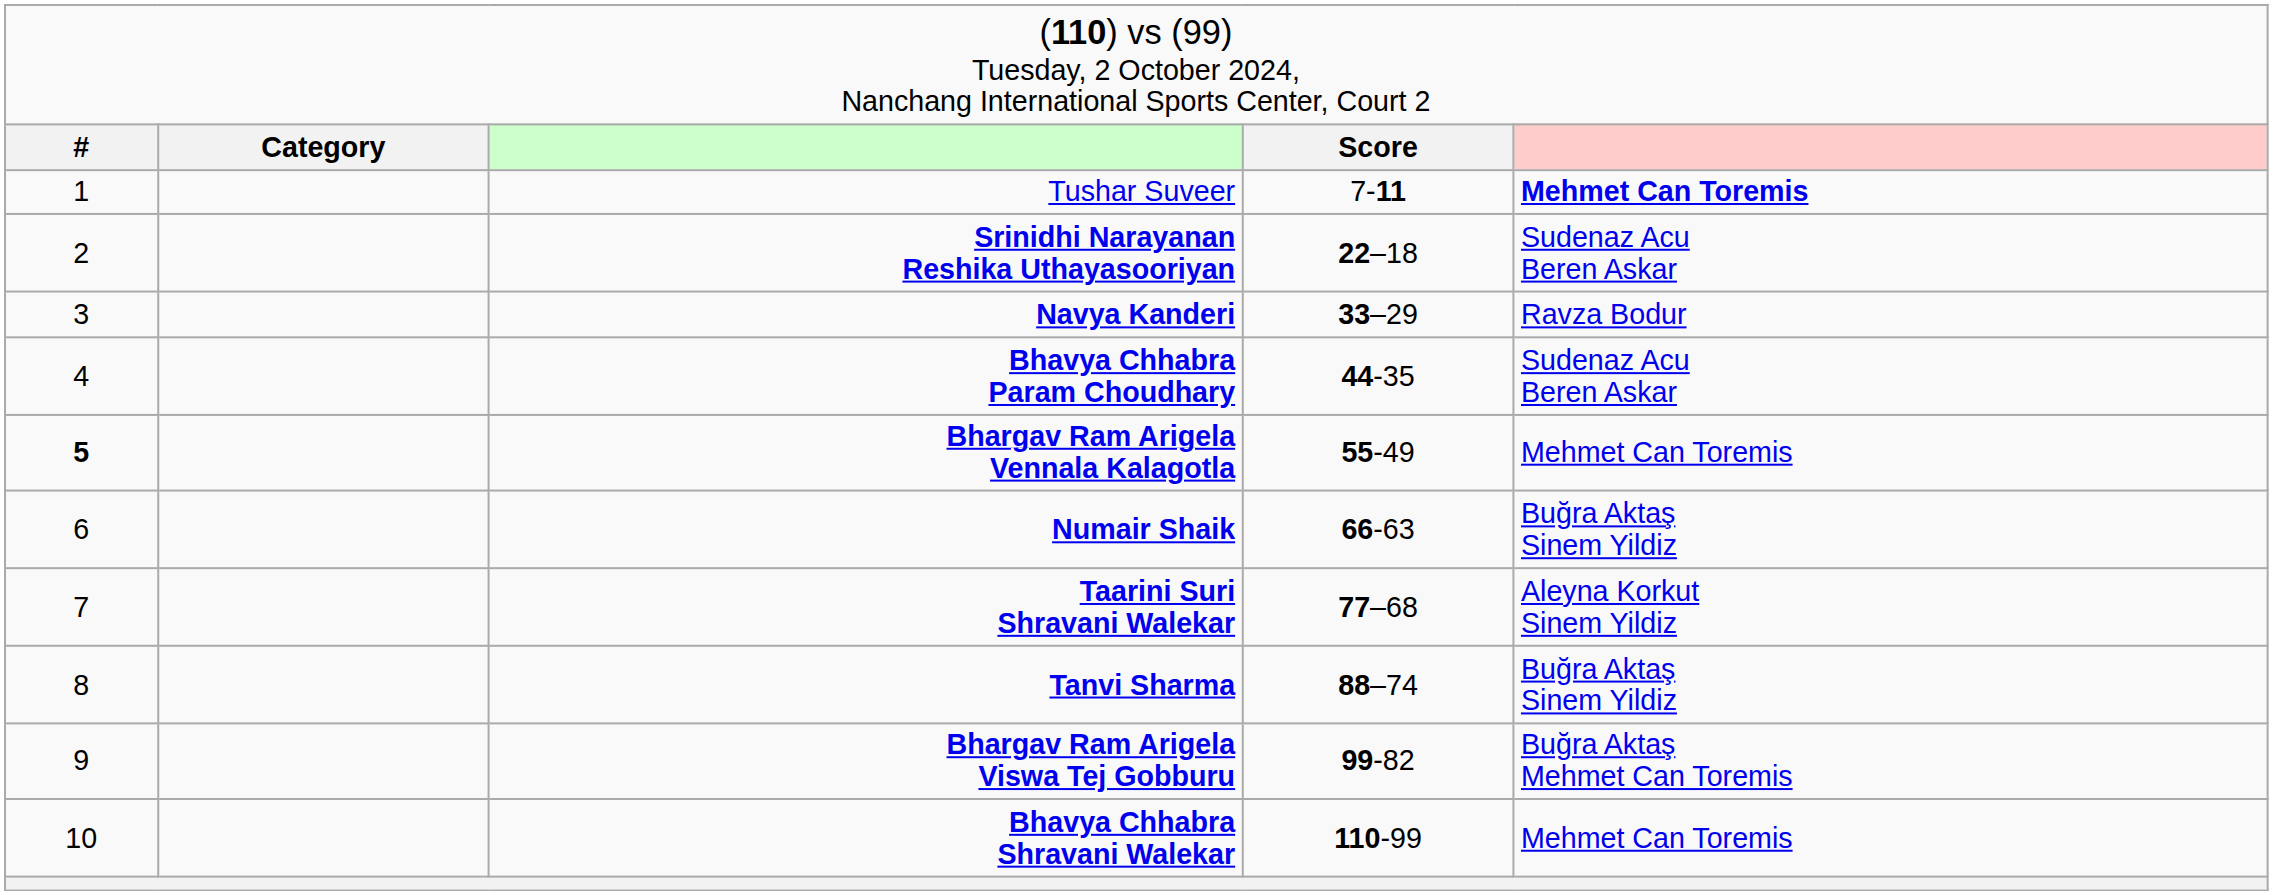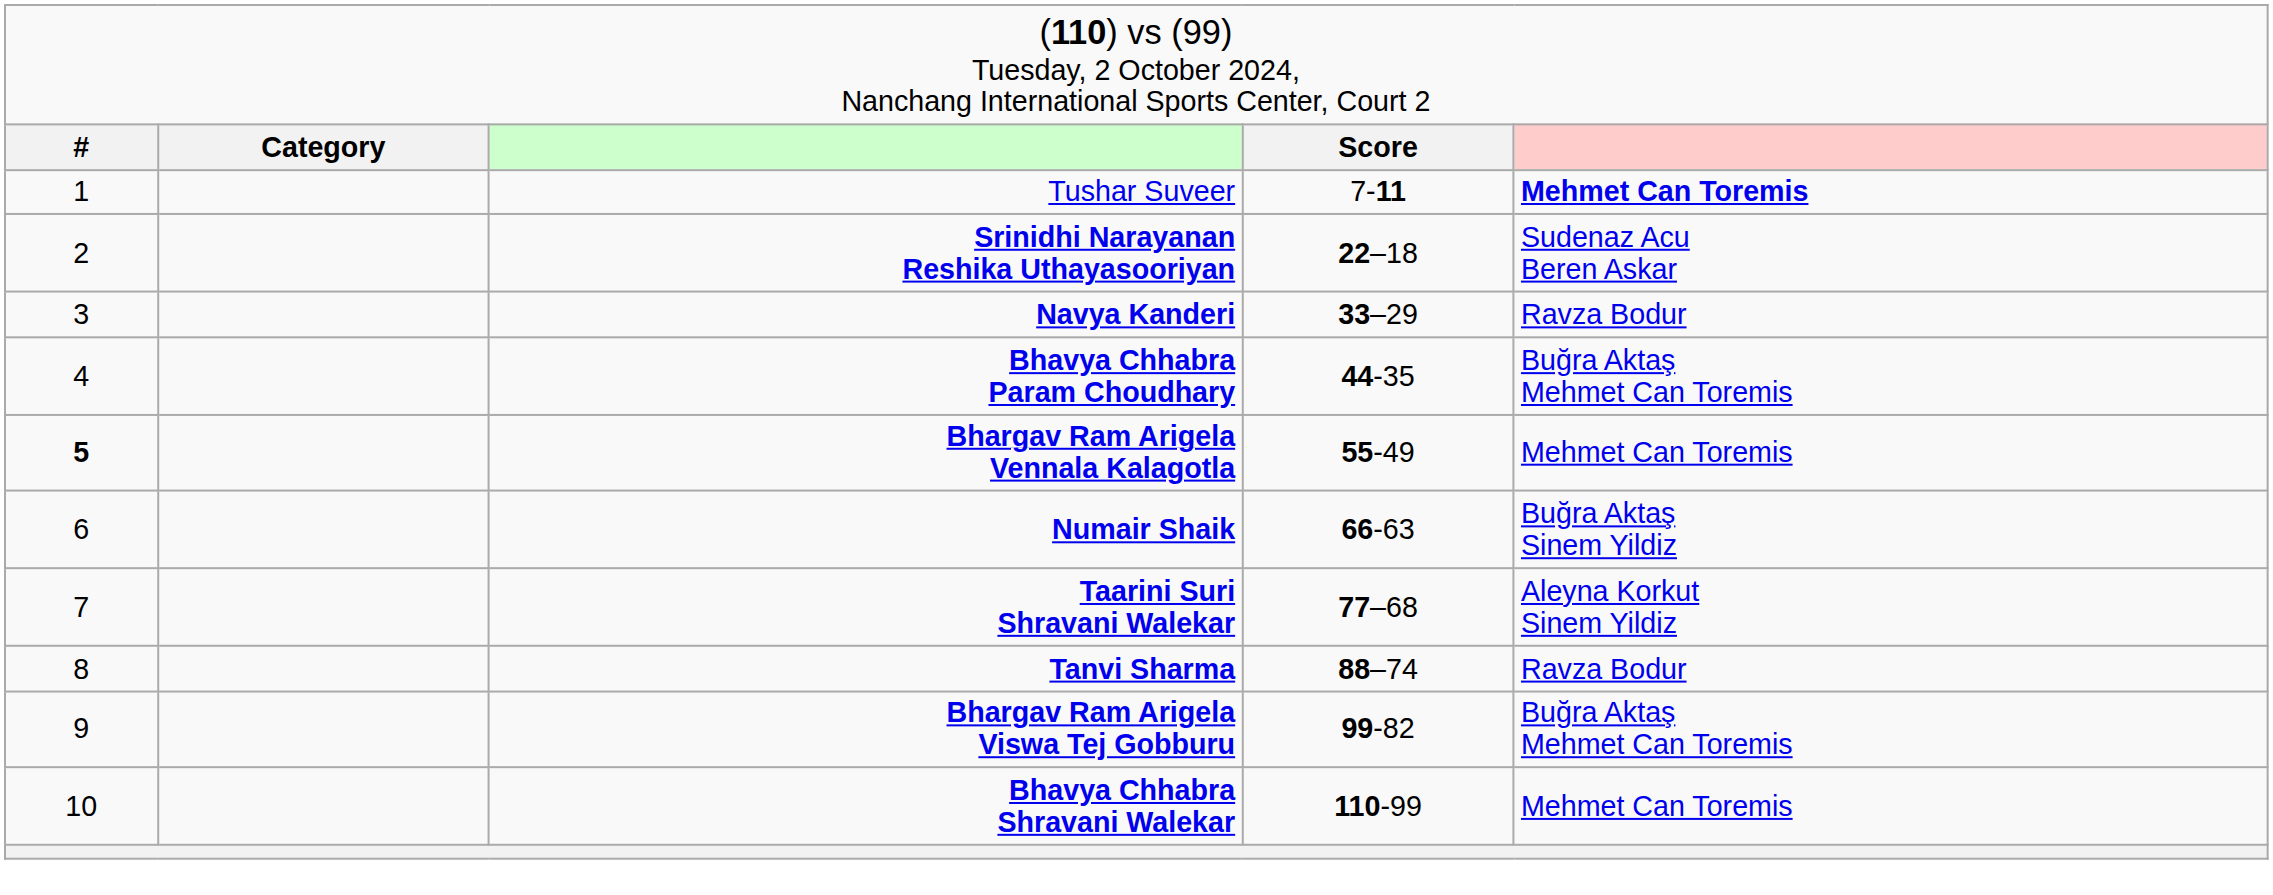(1605, 376) Sudenaz Acu Beren Askar -> (1657, 376) Buğra Aktaş Mehmet Can Toremis
(1599, 684) Buğra Aktaş Sinem Yildiz -> (1604, 668) Ravza Bodur
